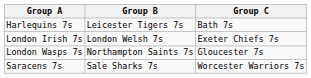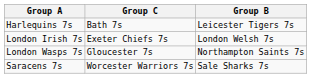columns swapped: (140, 11) <-> (251, 11)
